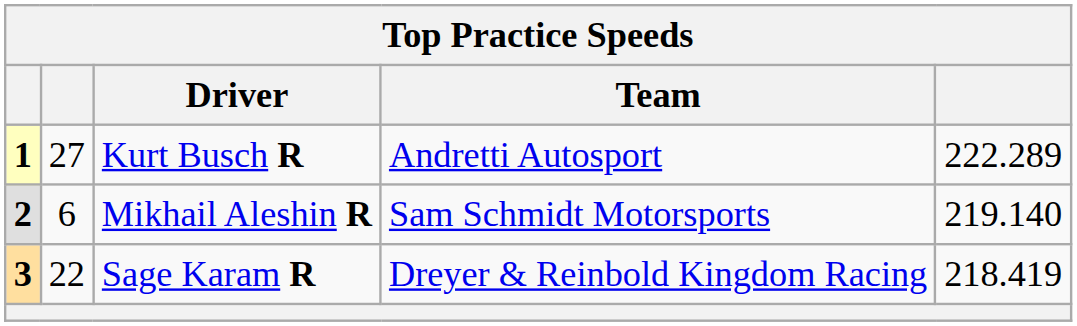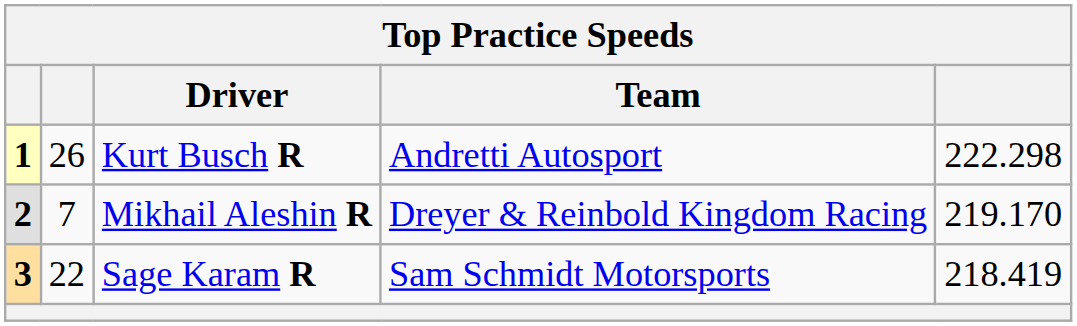(67, 154) 27 -> (67, 154) 26
(1003, 154) 222.289 -> (1003, 154) 222.298
(67, 214) 6 -> (67, 214) 7
(580, 214) Sam Schmidt Motorsports -> (658, 214) Dreyer & Reinbold Kingdom Racing
(1003, 214) 219.140 -> (1003, 214) 219.170
(658, 274) Dreyer & Reinbold Kingdom Racing -> (580, 274) Sam Schmidt Motorsports
